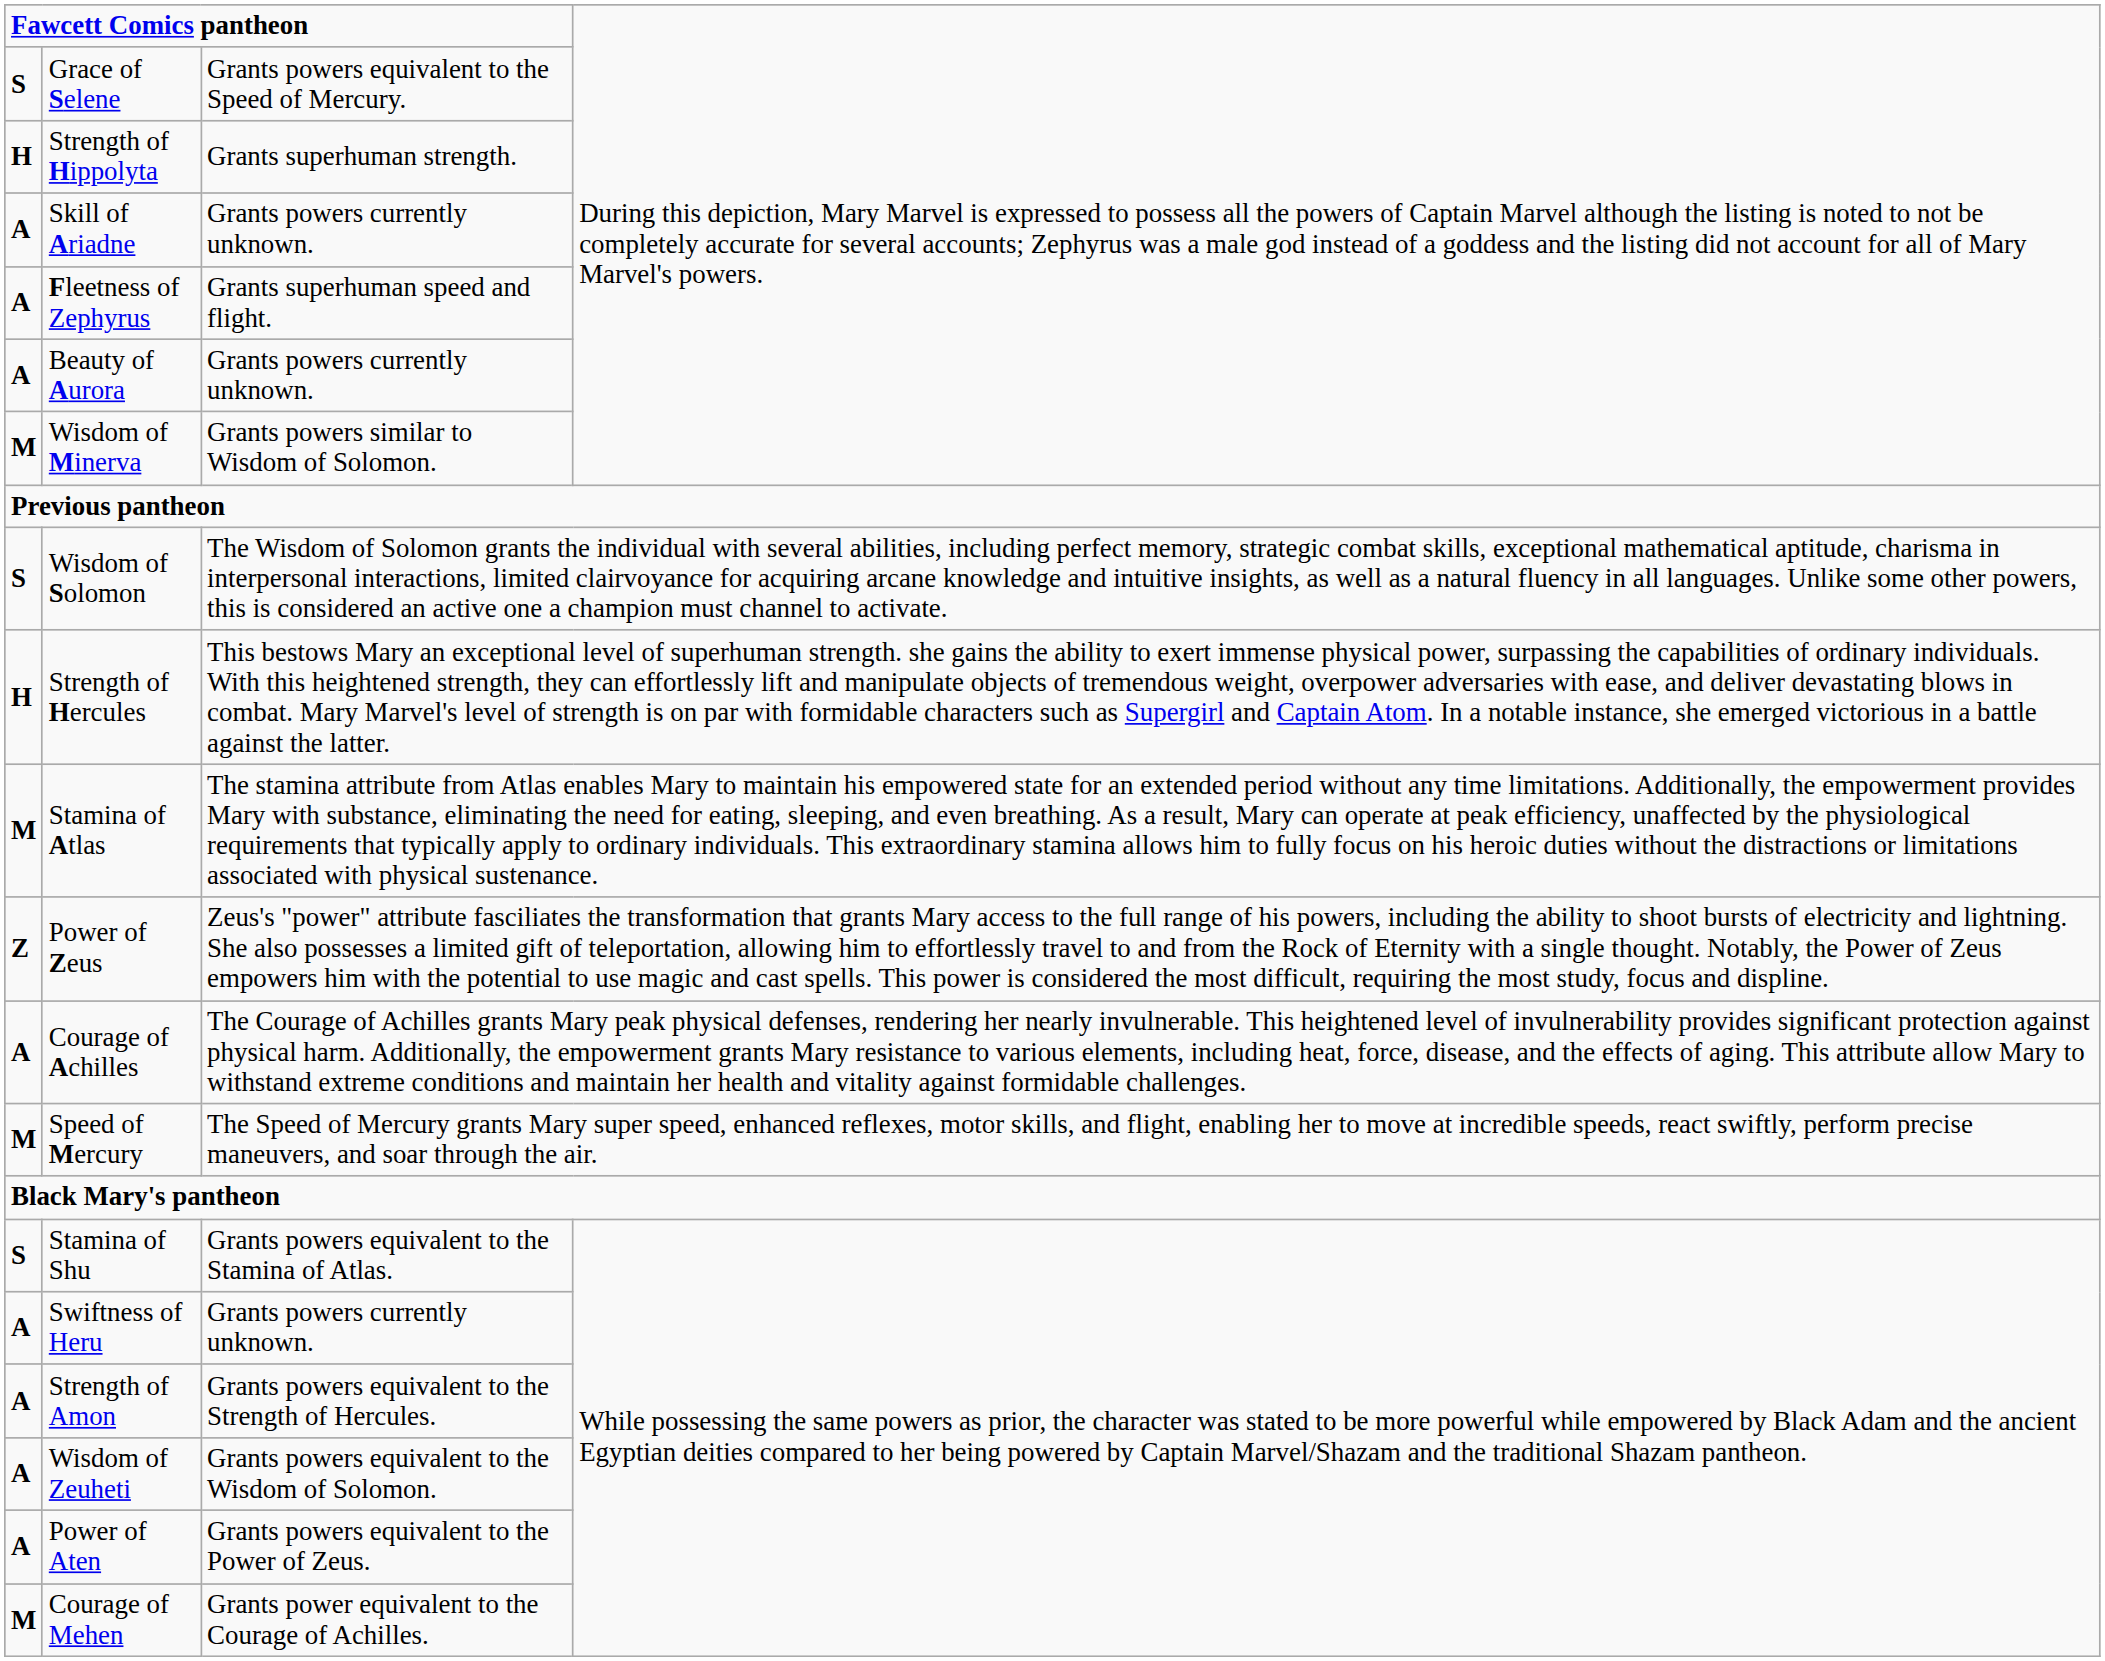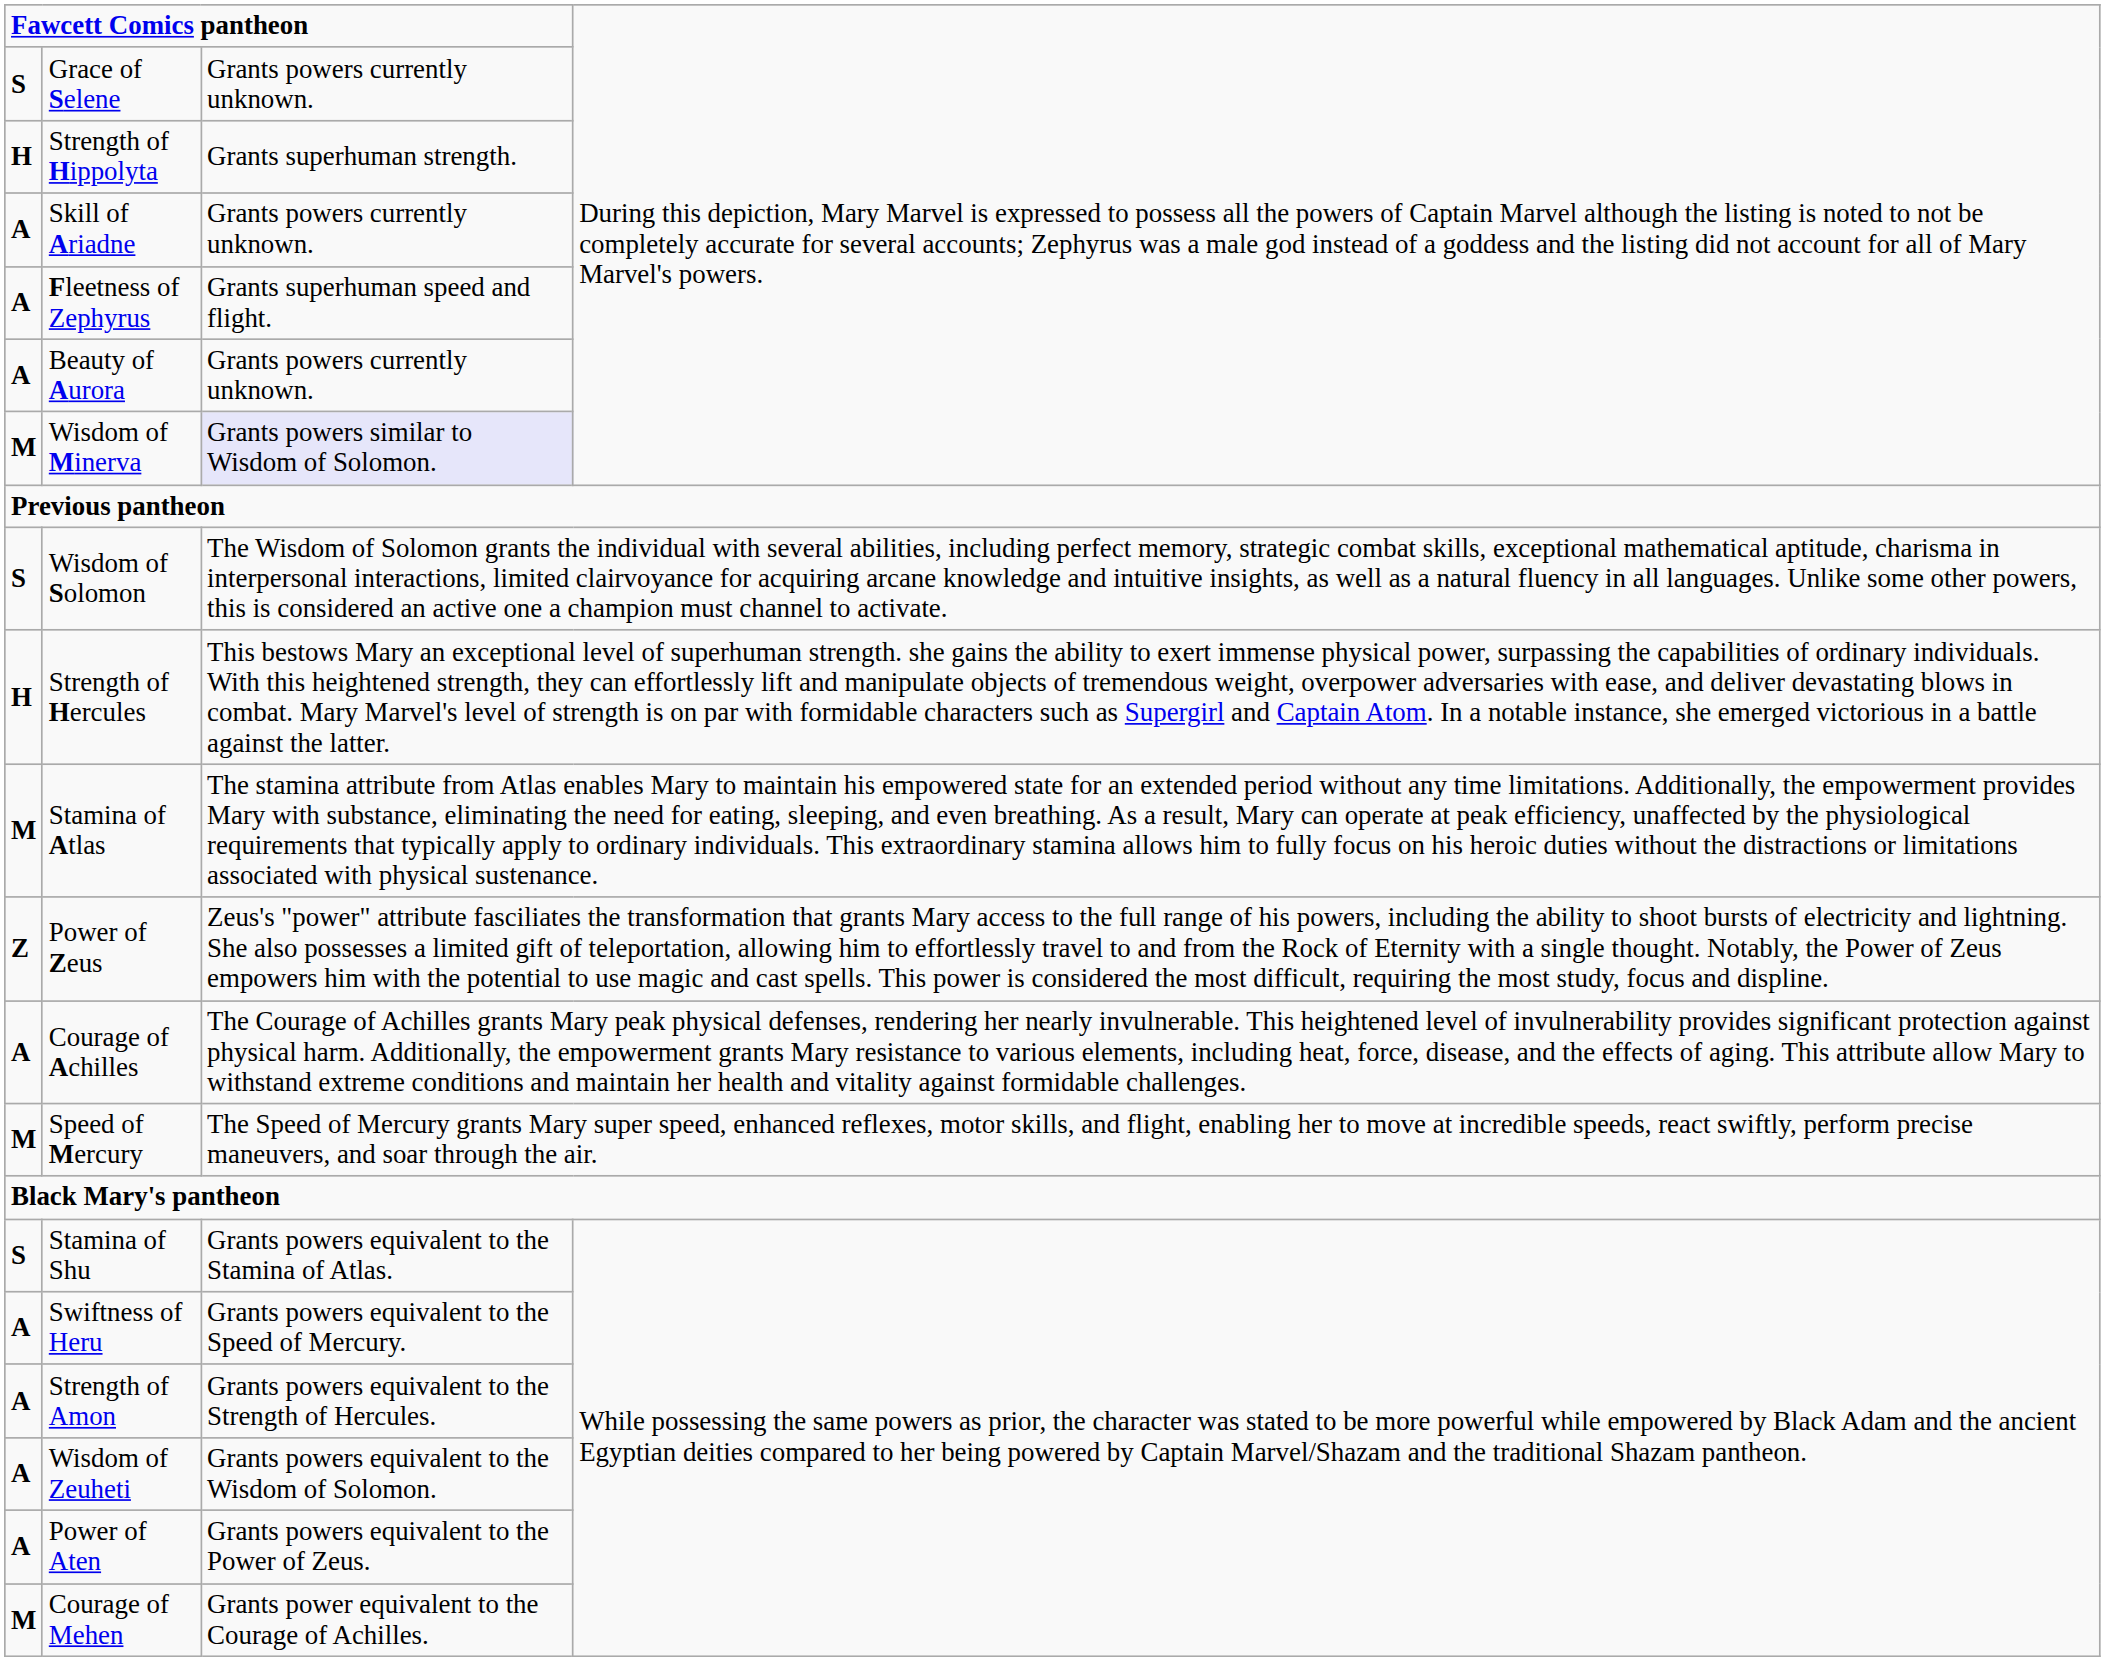(378, 83) Grants powers equivalent to the Speed of Mercury. -> (337, 83) Grants powers currently unknown.
(340, 447) no background -> (340, 447) lavender background
(337, 1327) Grants powers currently unknown. -> (378, 1327) Grants powers equivalent to the Speed of Mercury.
